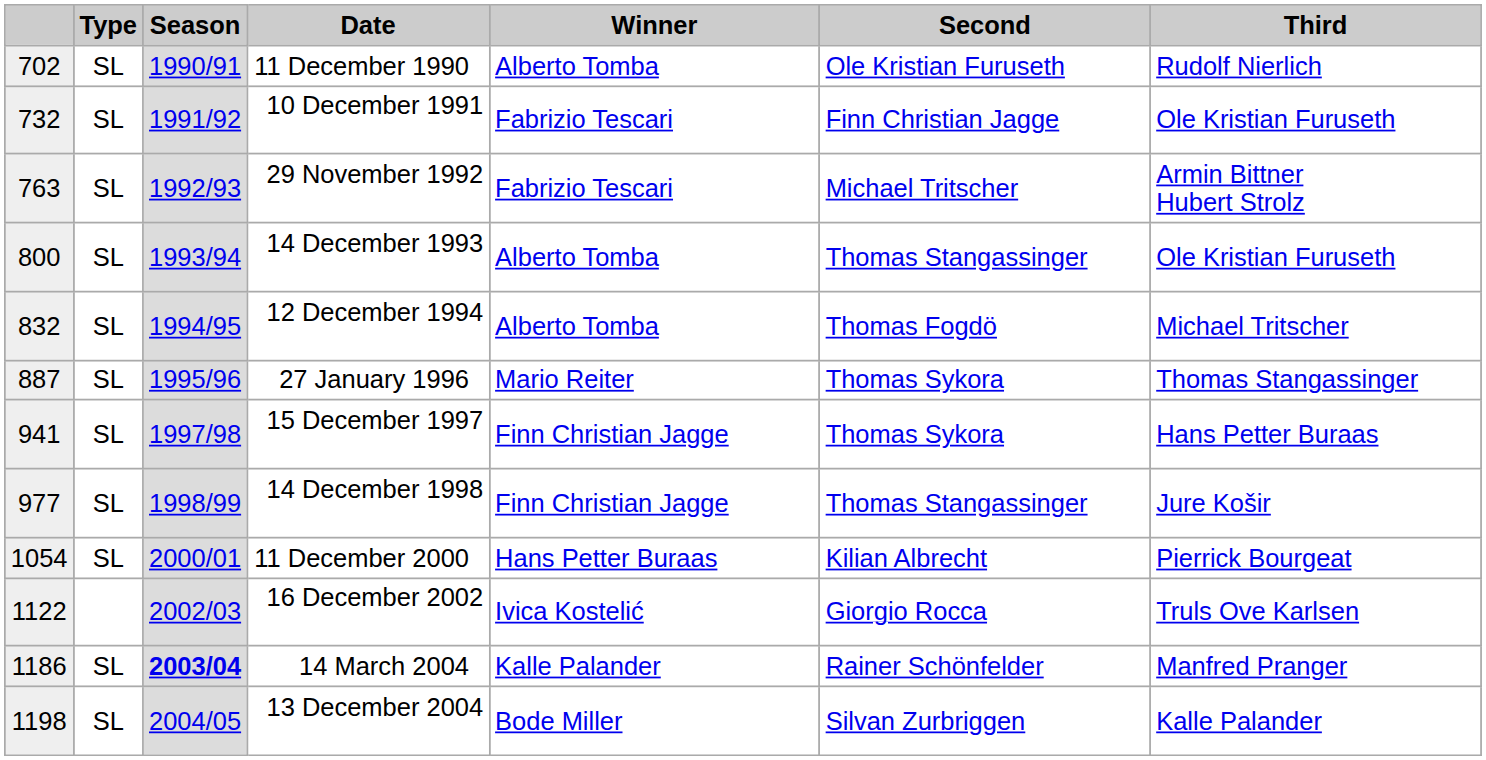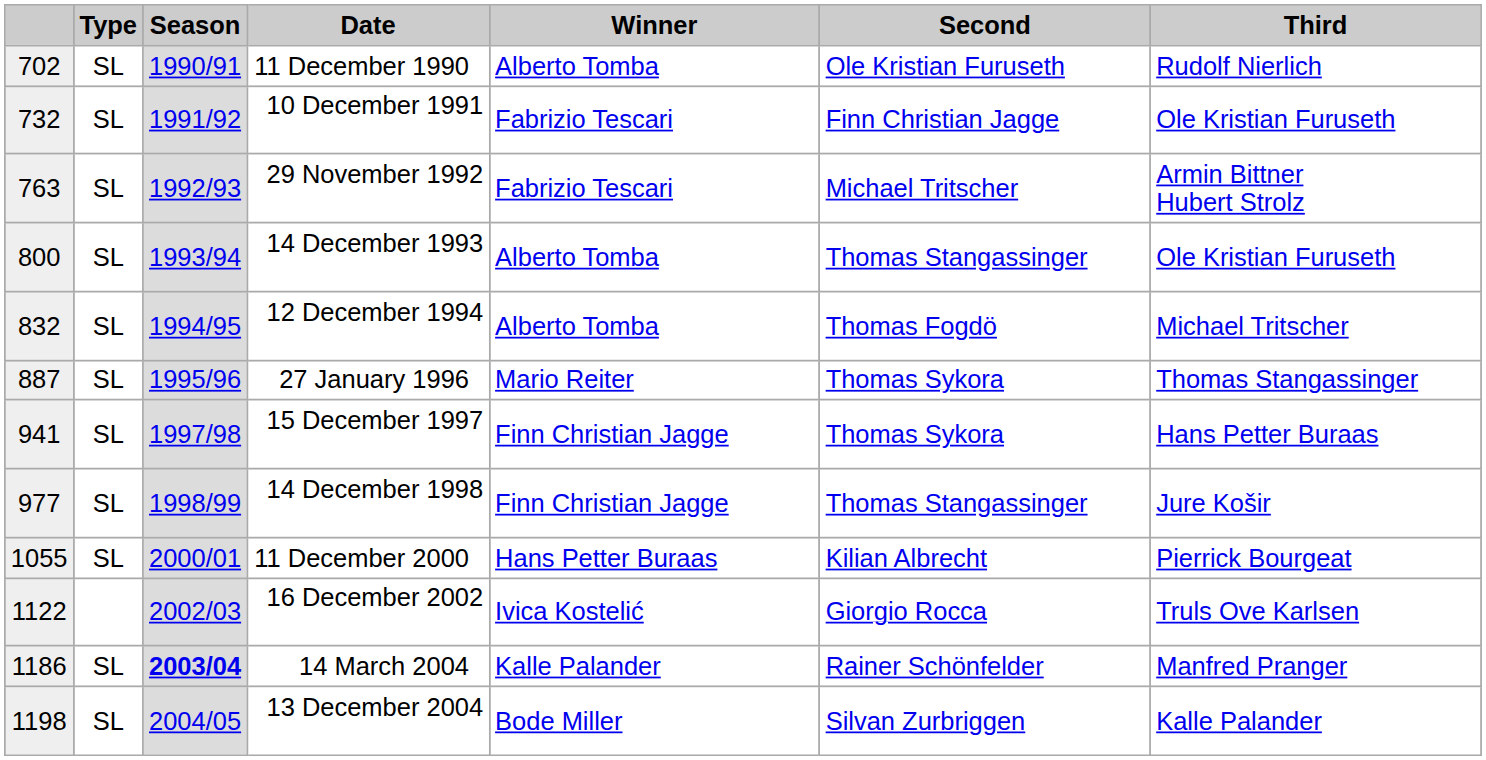(39, 558) 1054 -> (39, 558) 1055
